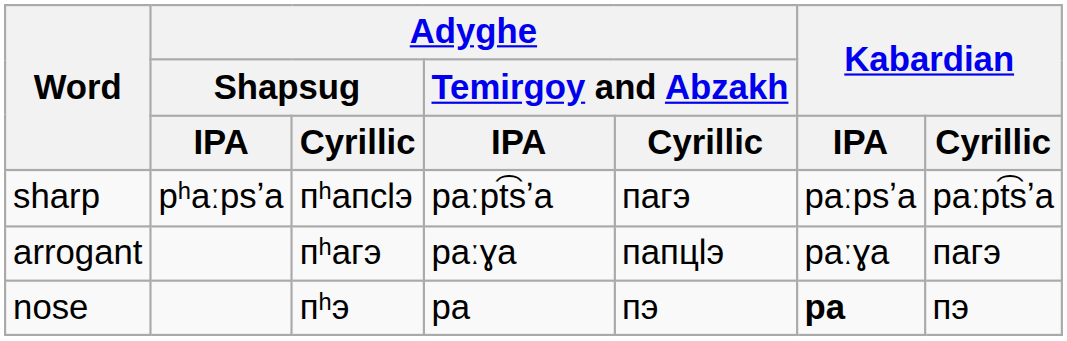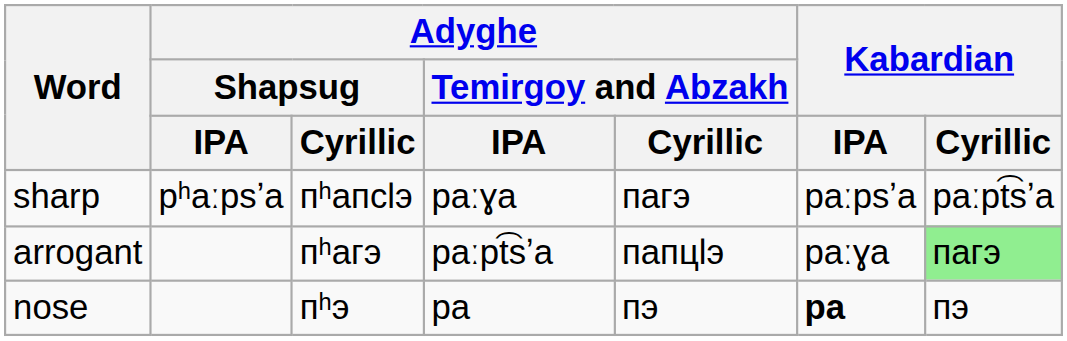(492, 197) paːpt͡sʼa -> (474, 197) paːɣa
(474, 252) paːɣa -> (492, 252) paːpt͡sʼa
(967, 252) no background -> (967, 252) lightgreen background
